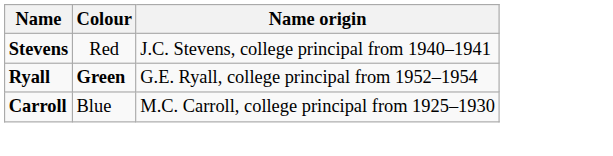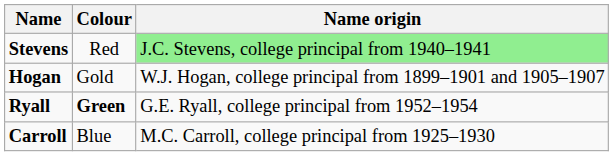(316, 48) no background -> (316, 48) lightgreen background
+ row: (35, 77)
